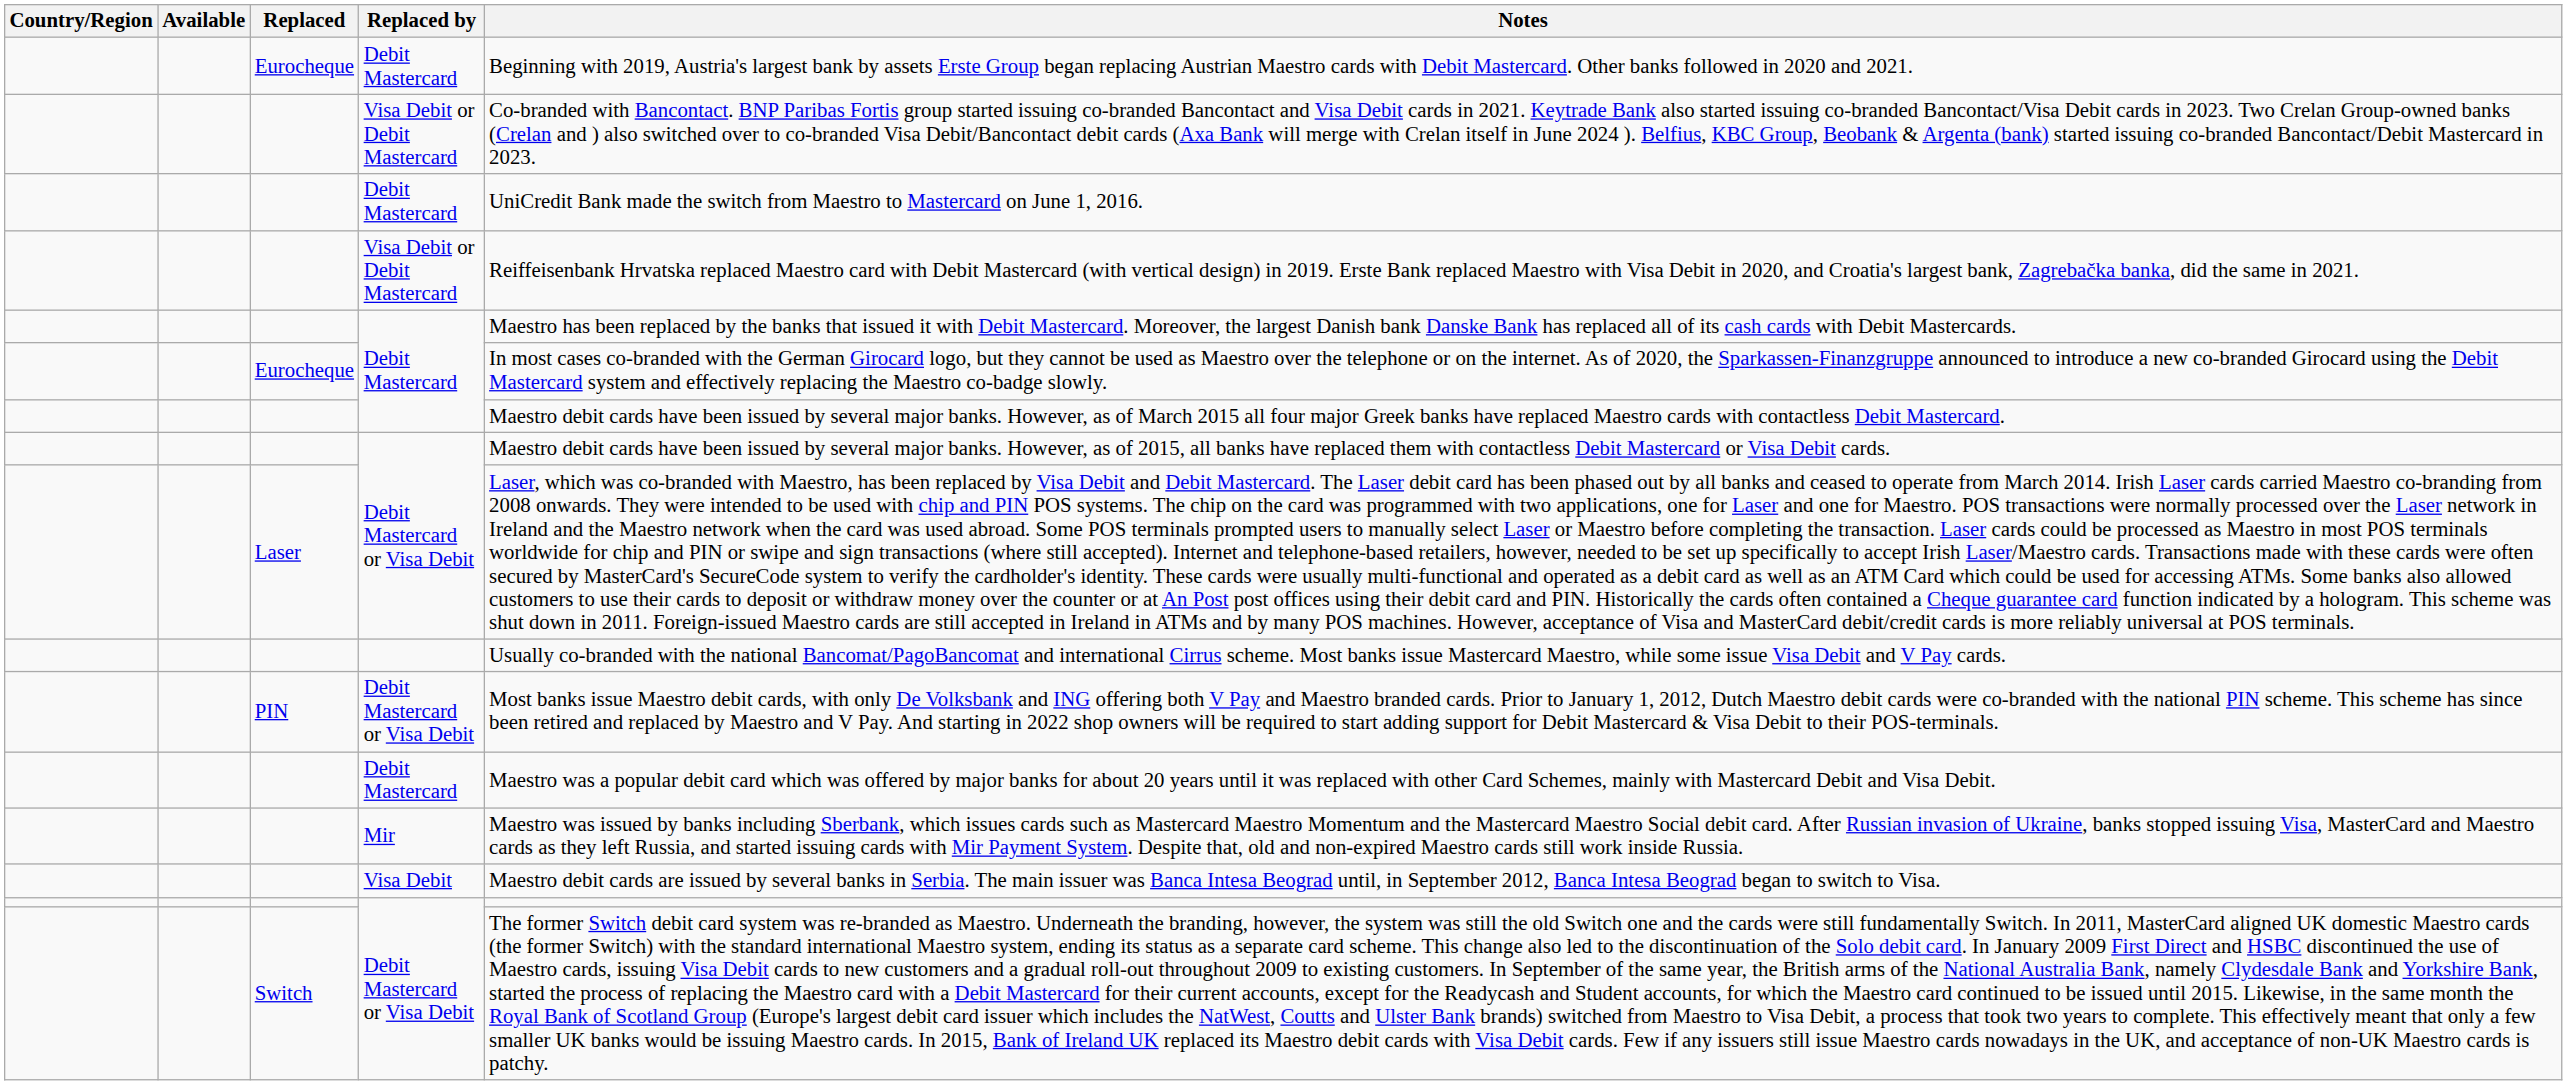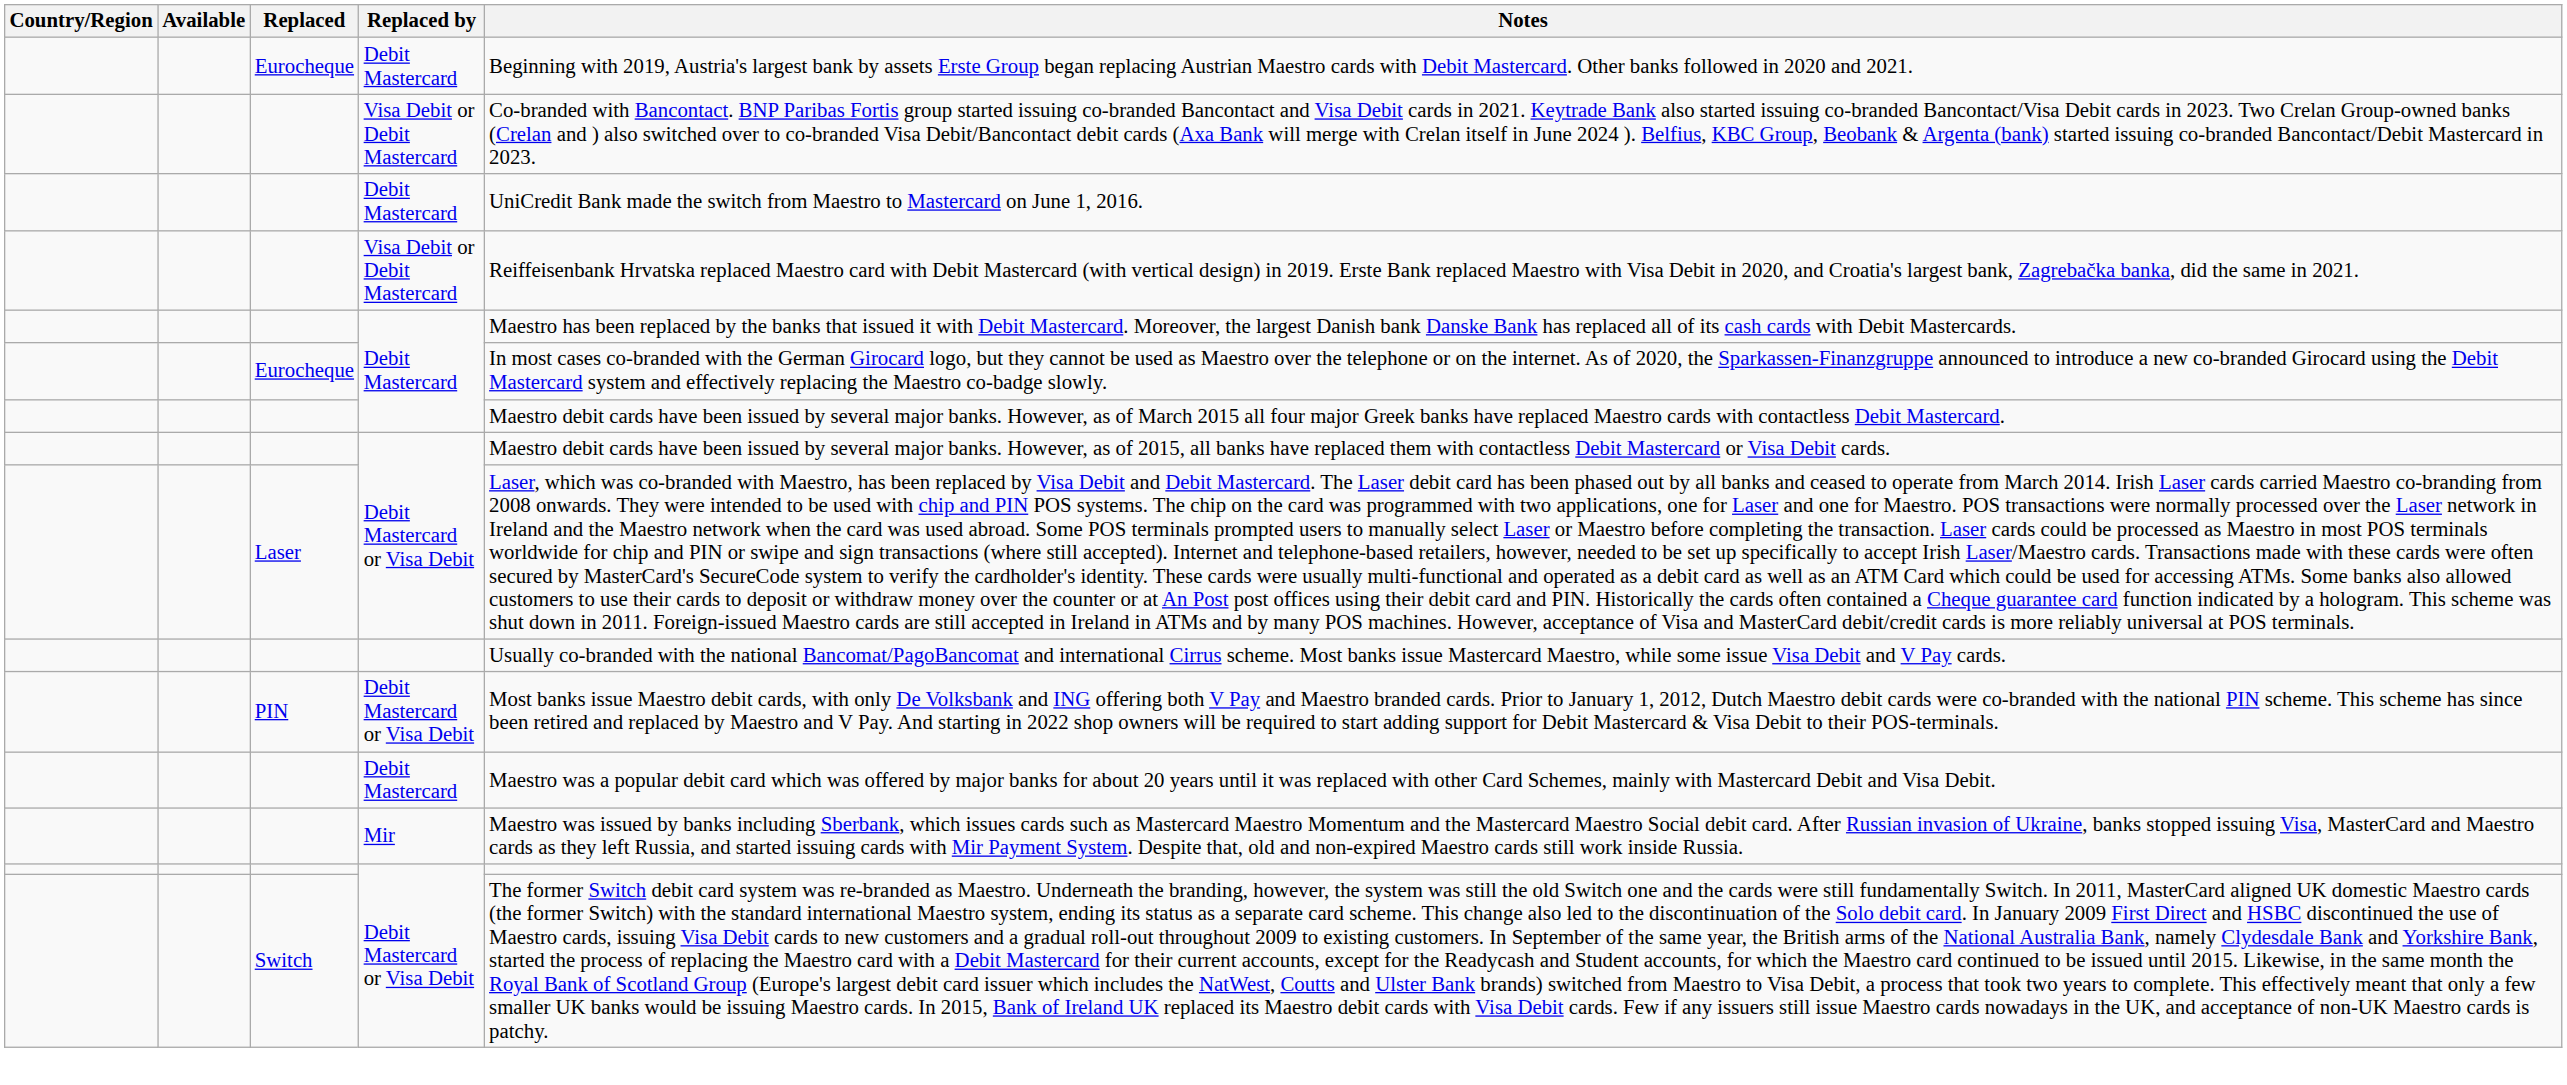- row: (304, 881)
